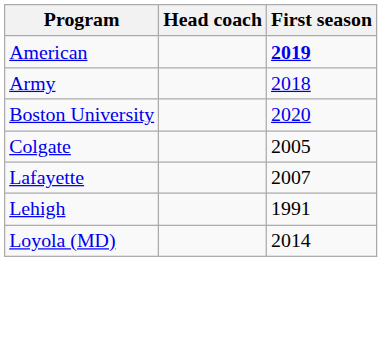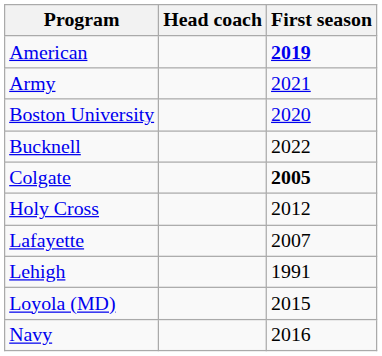(291, 83) 2018 -> (291, 83) 2021
+ row: (45, 146)
(291, 146) normal -> (291, 177) bold
+ row: (54, 209)
(291, 240) 2014 -> (291, 303) 2015
+ row: (31, 334)
